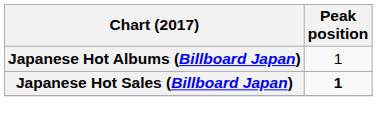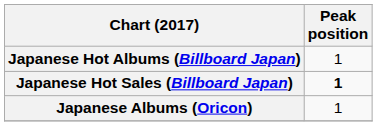+ row: (154, 108)
